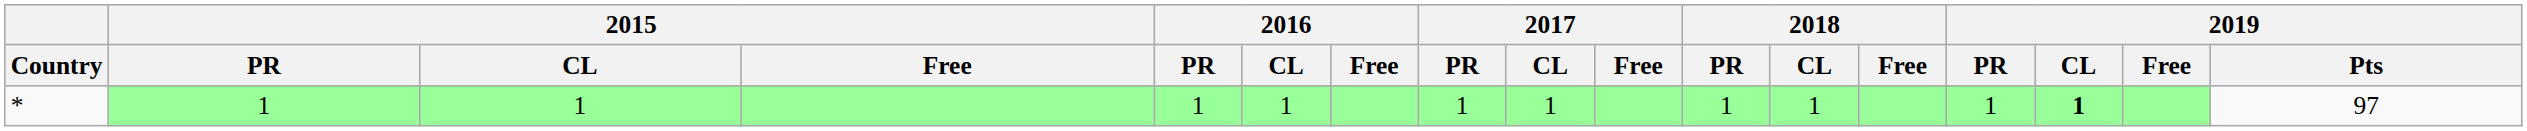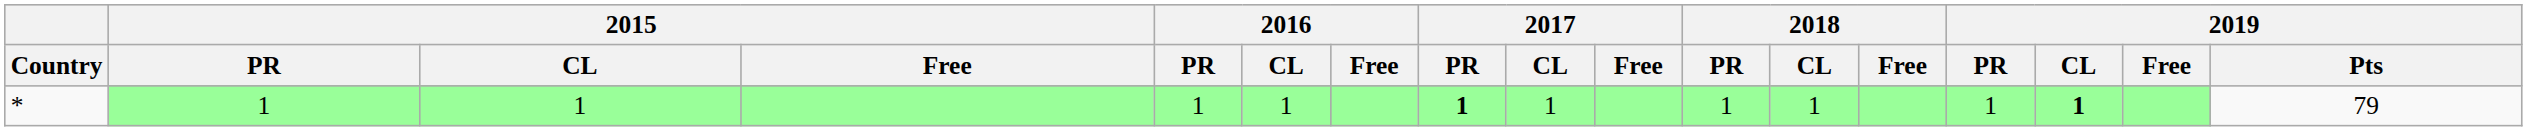(1462, 105) normal -> (1462, 105) bold
(2366, 105) 97 -> (2366, 105) 79
